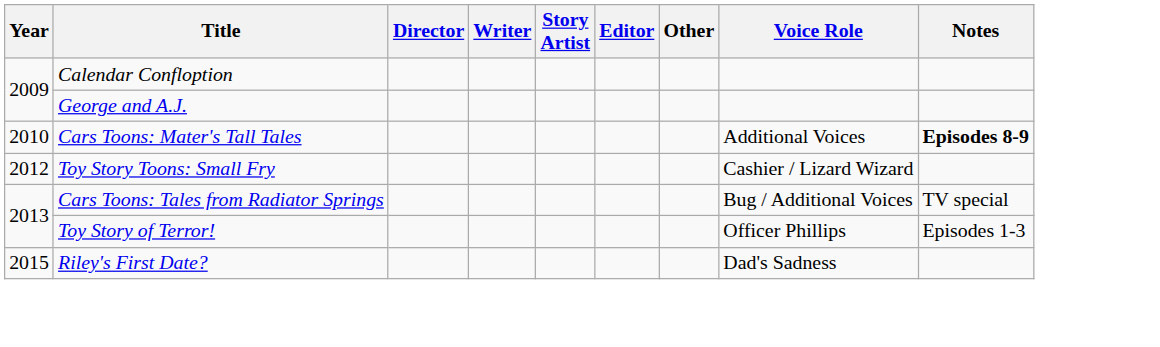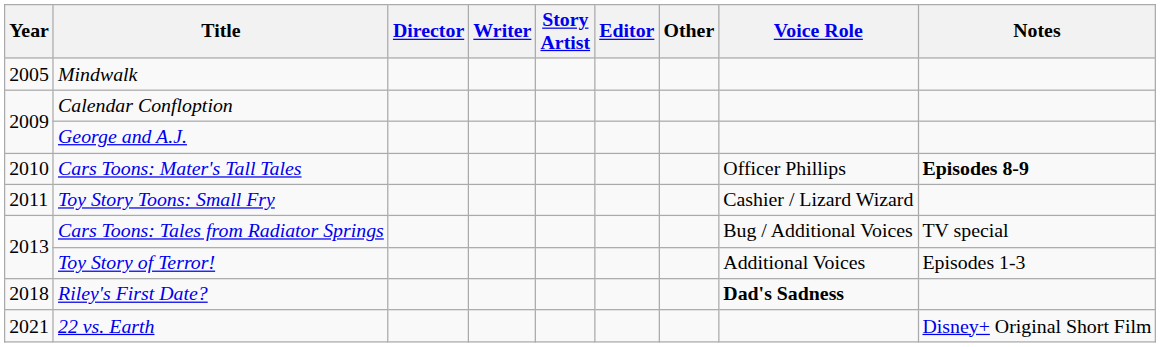+ row: (98, 74)
(794, 136) Additional Voices -> (785, 168) Officer Phillips
(29, 168) 2012 -> (29, 199) 2011
(785, 231) Officer Phillips -> (794, 262) Additional Voices
(29, 262) 2015 -> (29, 294) 2018
(780, 262) normal -> (784, 294) bold
+ row: (106, 325)
